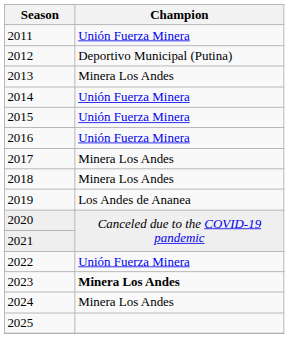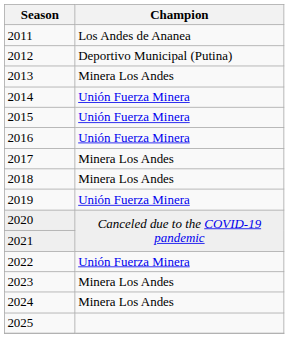(134, 35) Unión Fuerza Minera -> (134, 35) Los Andes de Ananea
(134, 199) Los Andes de Ananea -> (134, 199) Unión Fuerza Minera
(129, 281) bold -> (126, 281) normal
